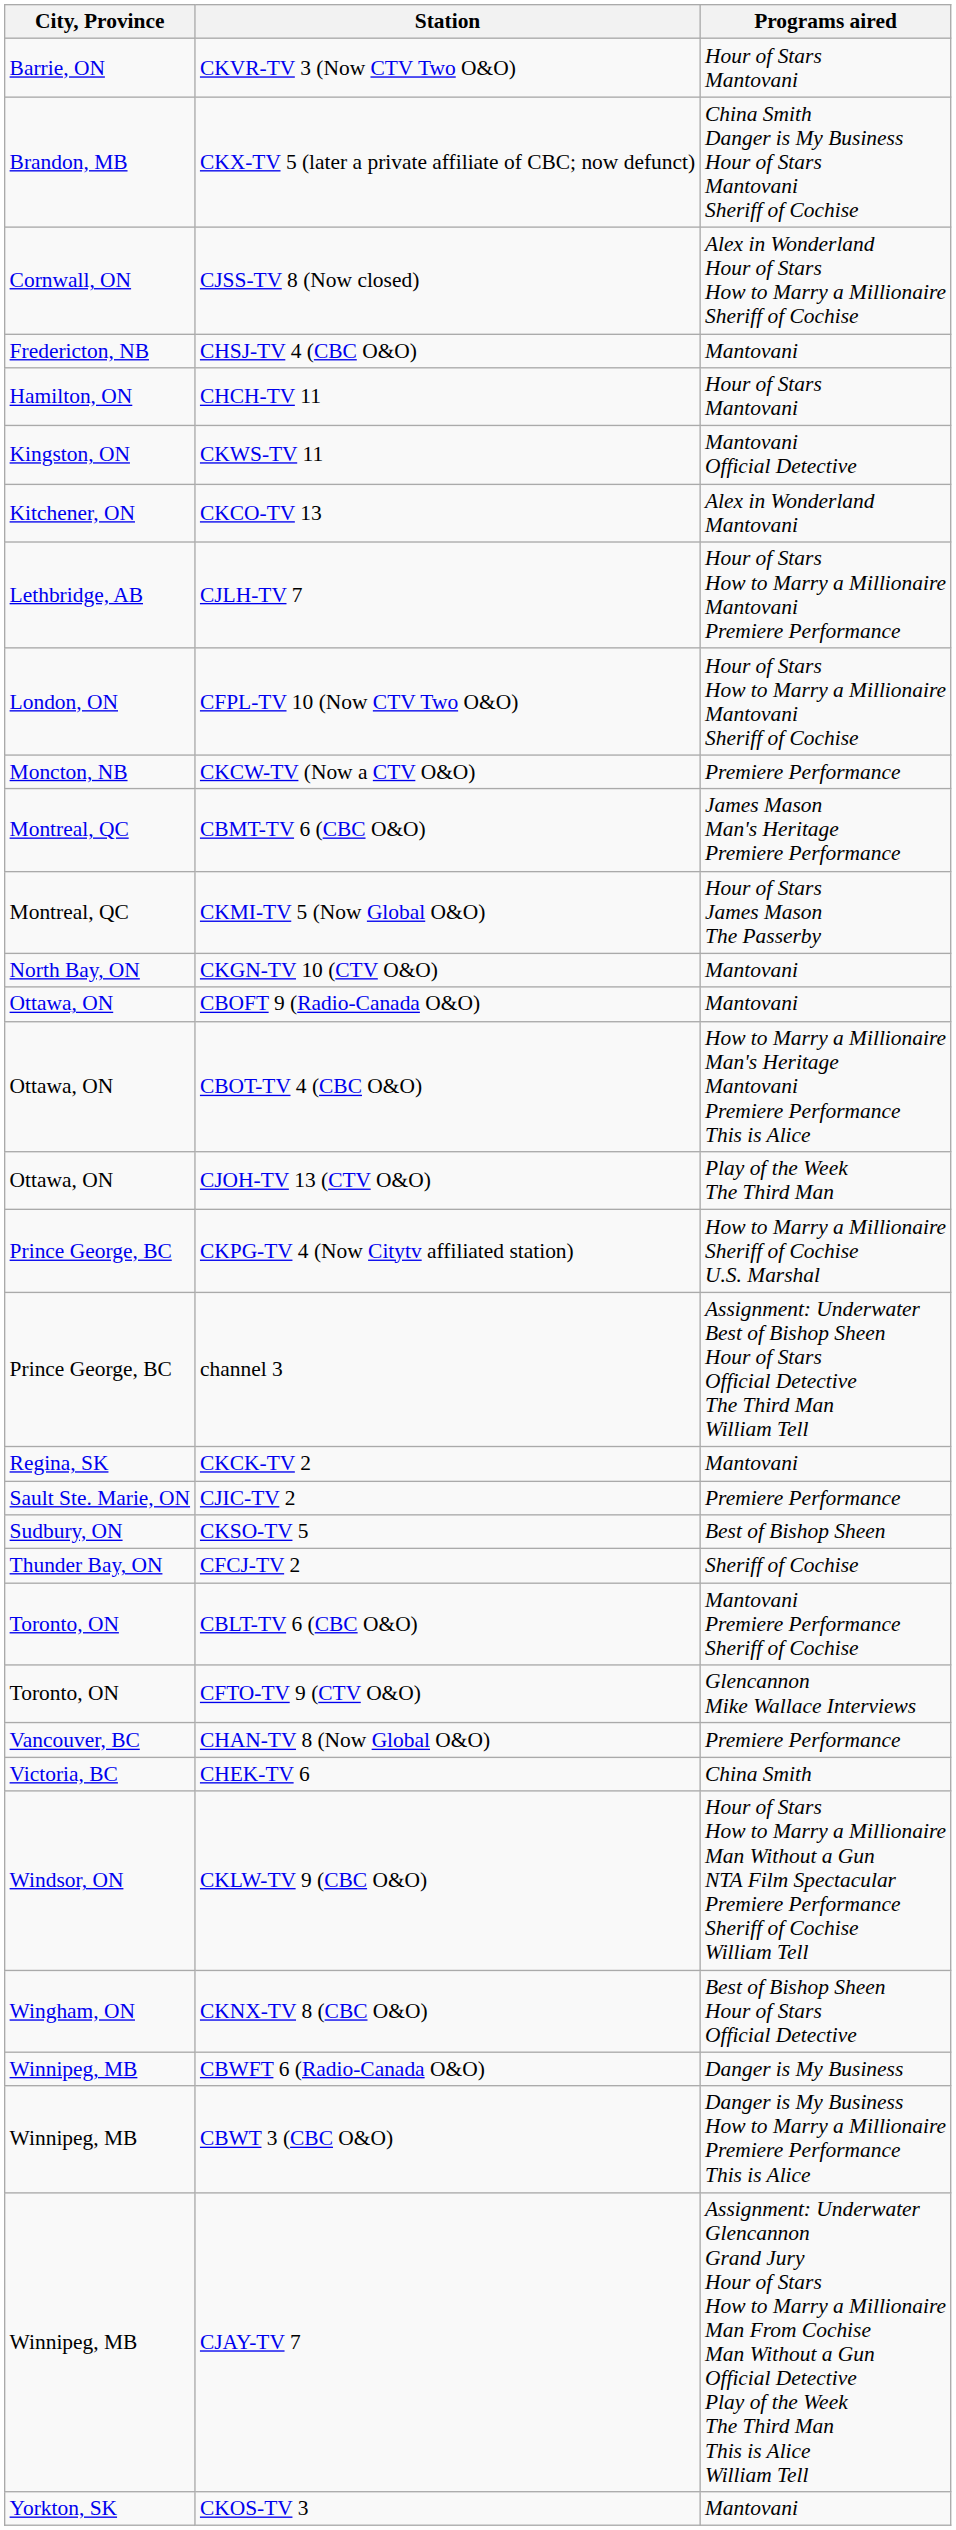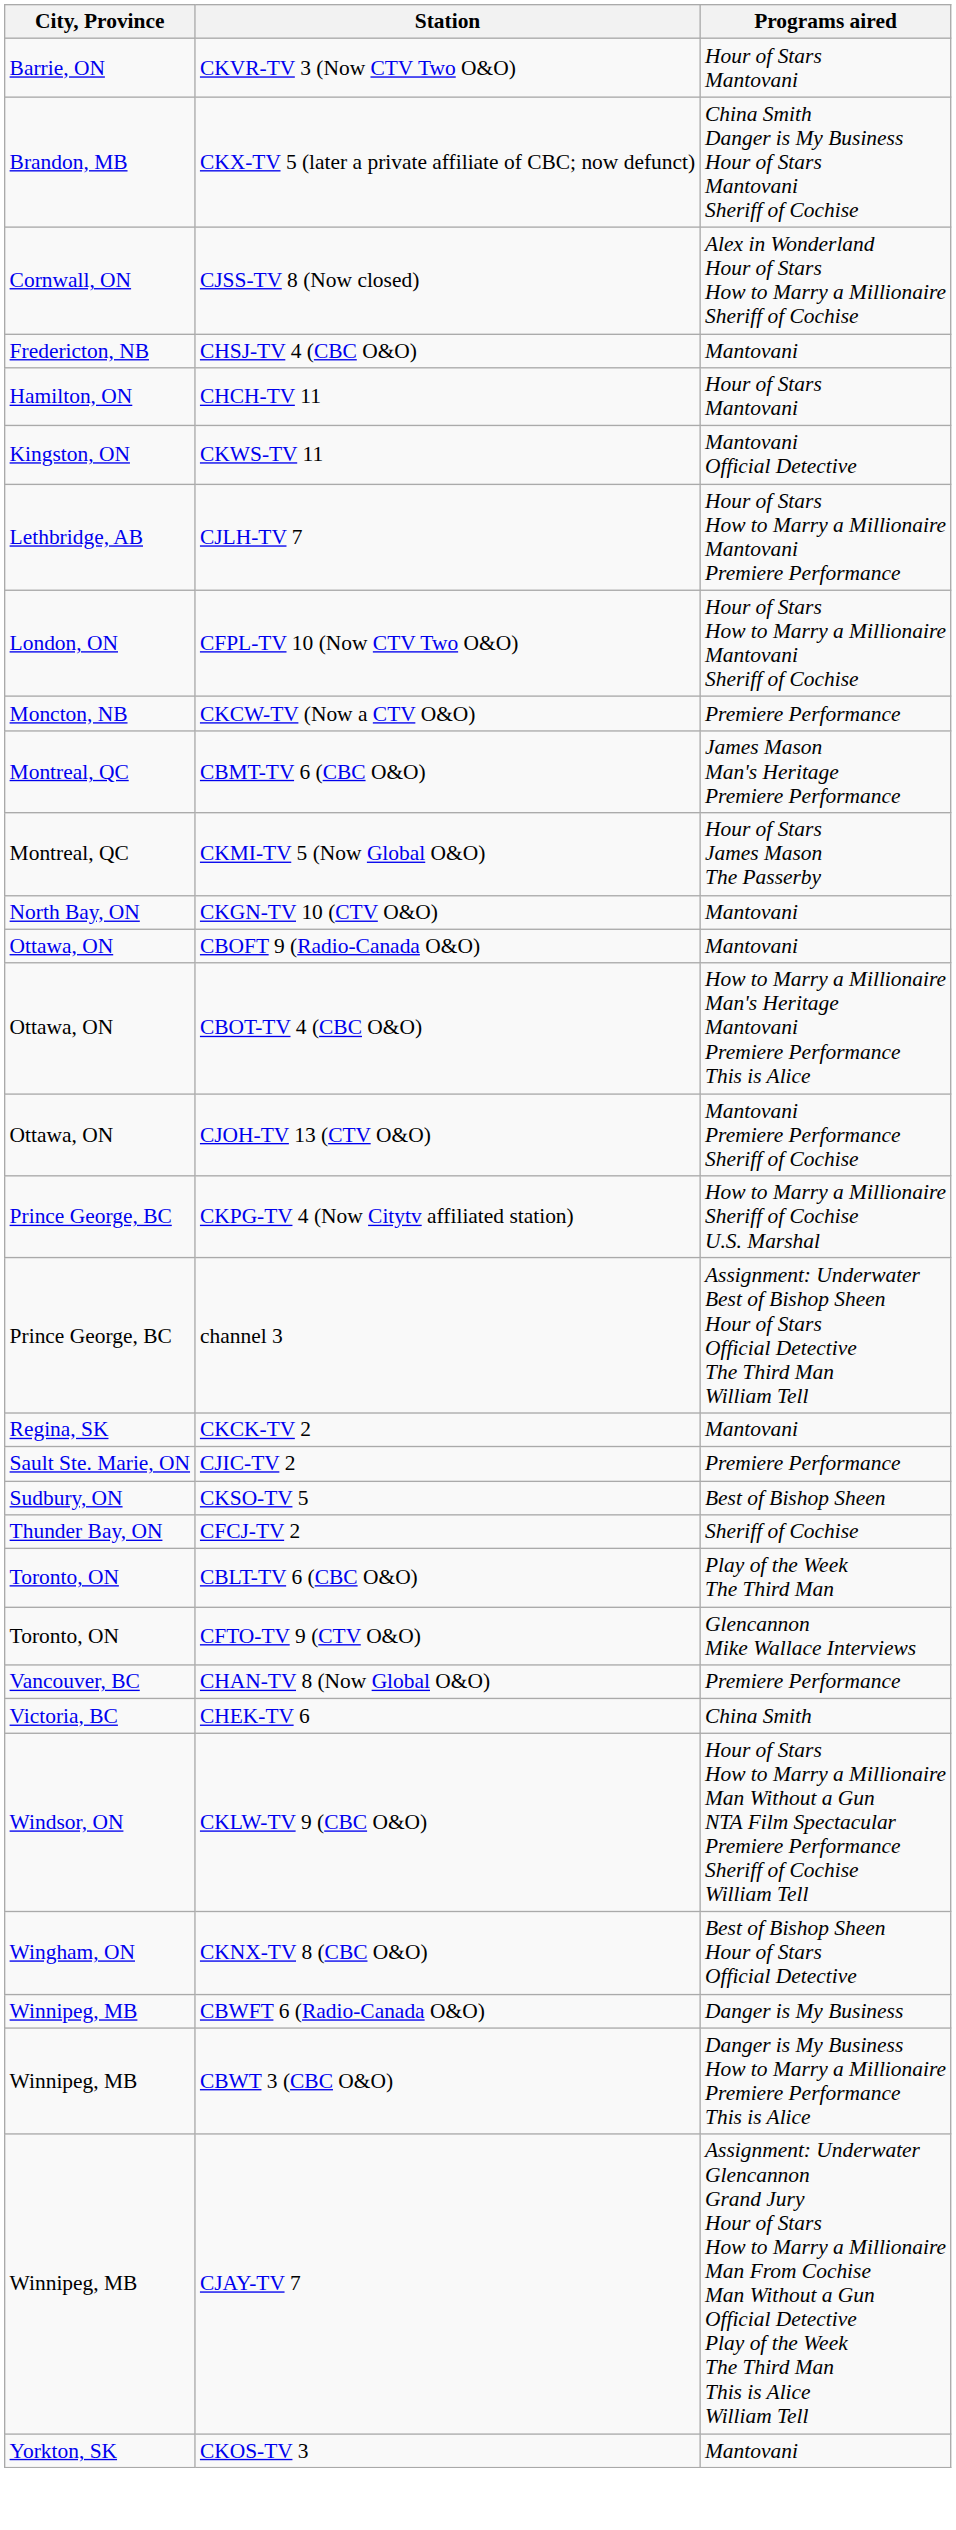- row: (261, 512)
(776, 1180) Play of the Week The Third Man -> (803, 1134) Mantovani Premiere Performance Sheriff of Cochise
(803, 1623) Mantovani Premiere Performance Sheriff of Cochise -> (776, 1577) Play of the Week The Third Man
